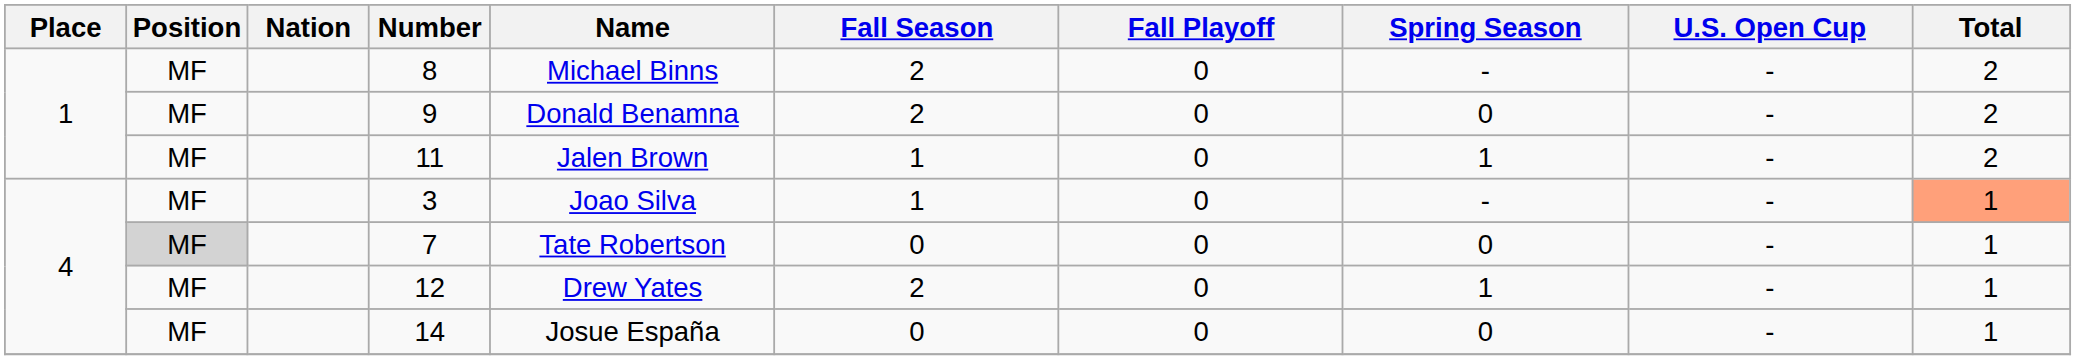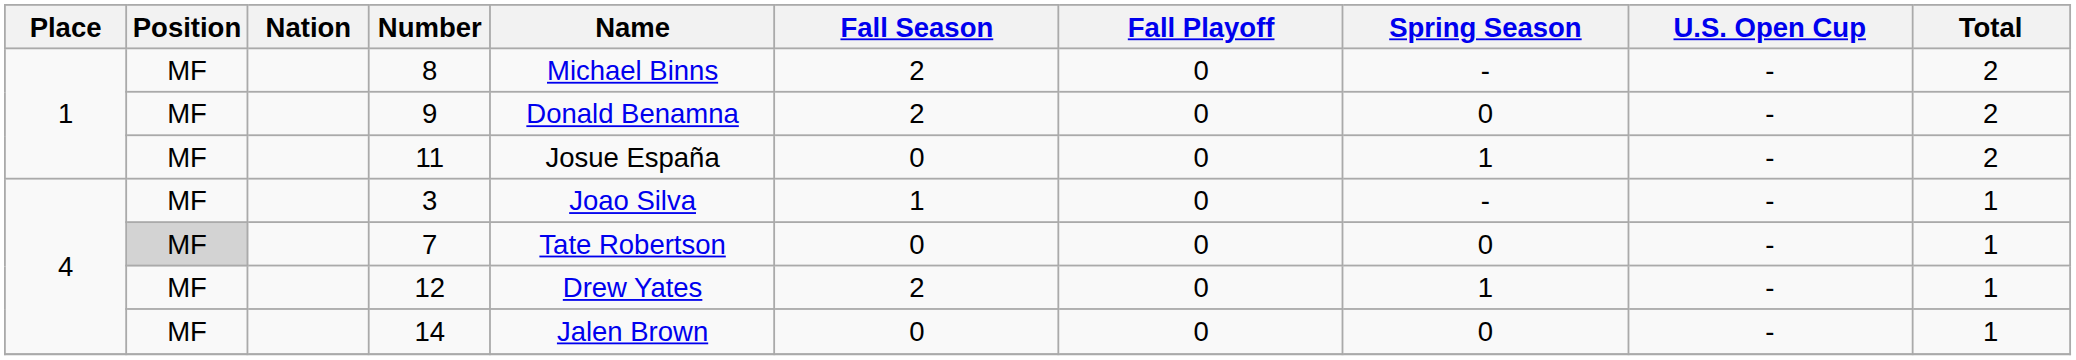(633, 158) Jalen Brown -> (633, 158) Josue España
(917, 158) 1 -> (917, 158) 0
(1991, 201) lightsalmon background -> (1991, 201) no background
(633, 332) Josue España -> (633, 332) Jalen Brown
